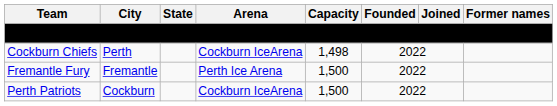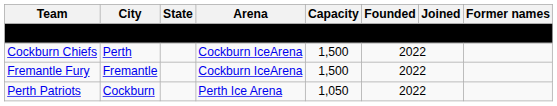(333, 52) 1,498 -> (333, 52) 1,500
(240, 71) Perth Ice Arena -> (250, 71) Cockburn IceArena
(250, 91) Cockburn IceArena -> (240, 91) Perth Ice Arena
(333, 91) 1,500 -> (333, 91) 1,050
